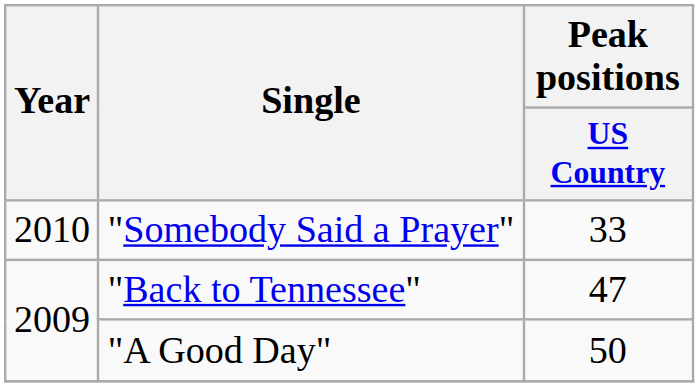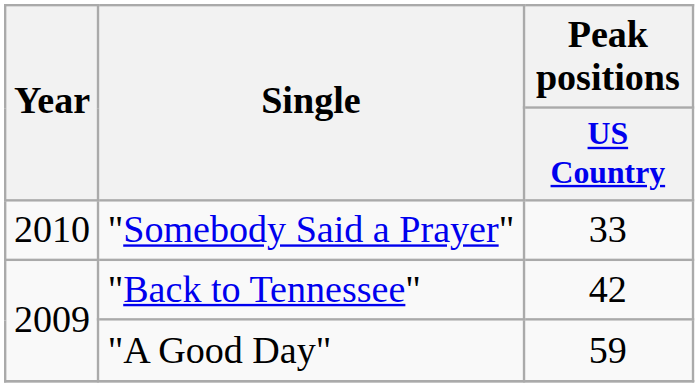(608, 289) 47 -> (608, 289) 42
(608, 349) 50 -> (608, 349) 59
